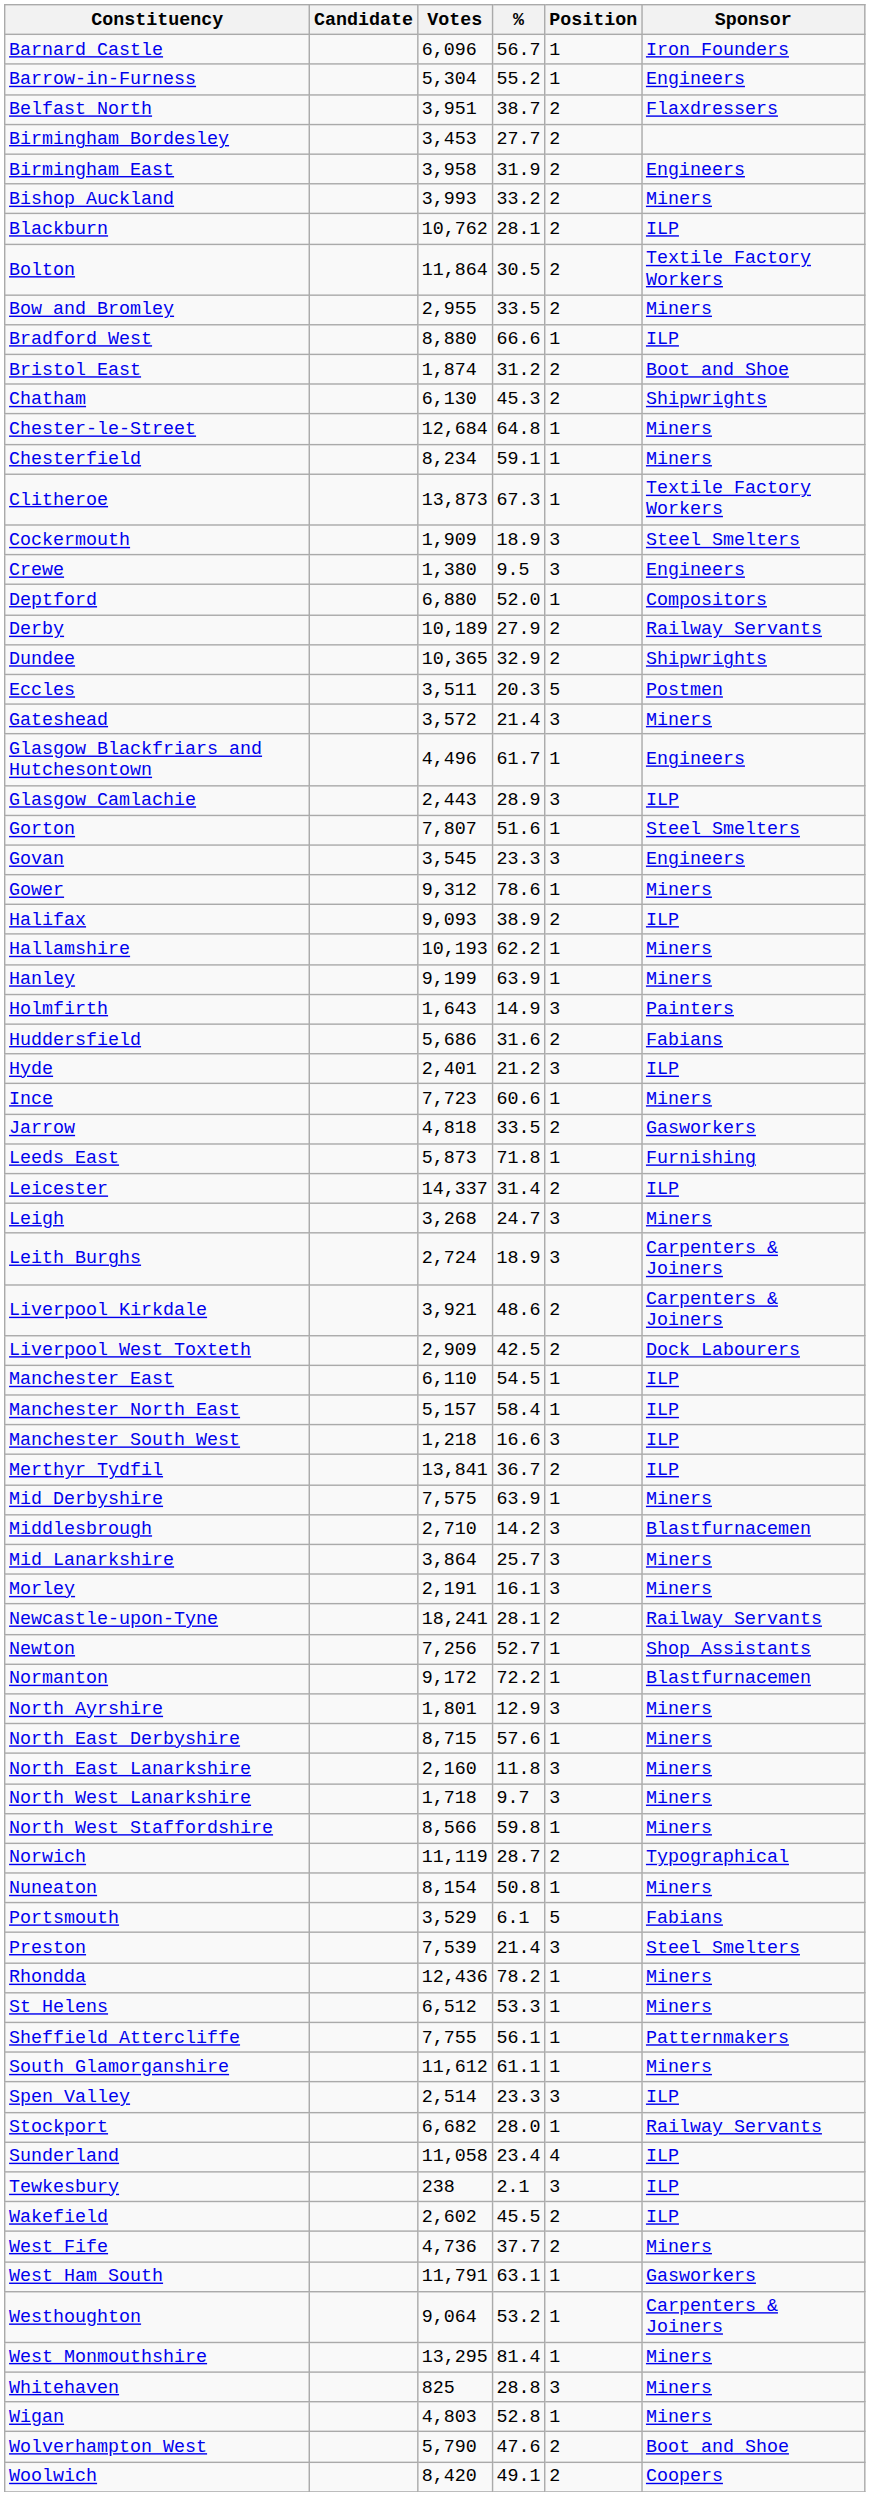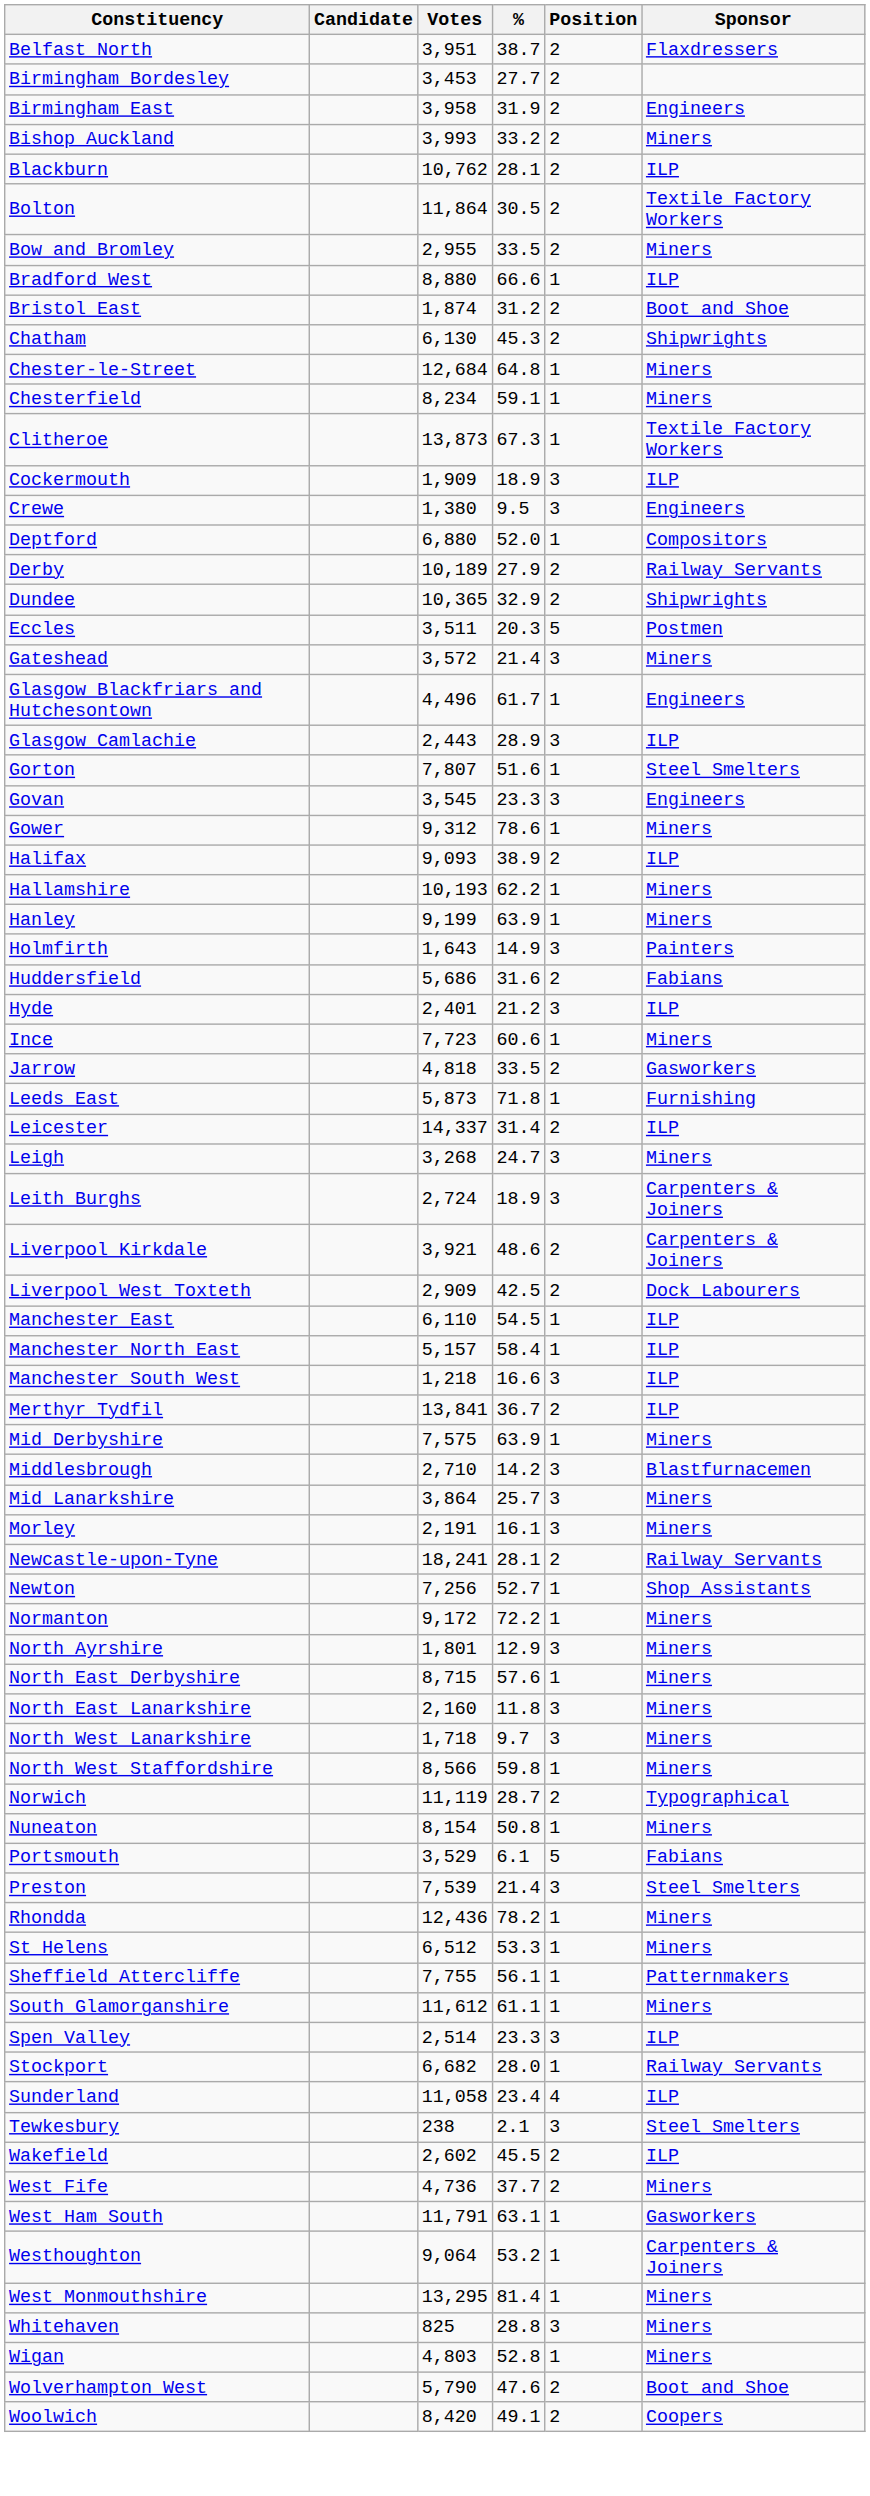- row: (86, 50)
- row: (103, 79)
(723, 540) Steel Smelters -> (662, 480) ILP
(728, 1679) Blastfurnacemen -> (679, 1619) Miners
(662, 2187) ILP -> (723, 2127) Steel Smelters
